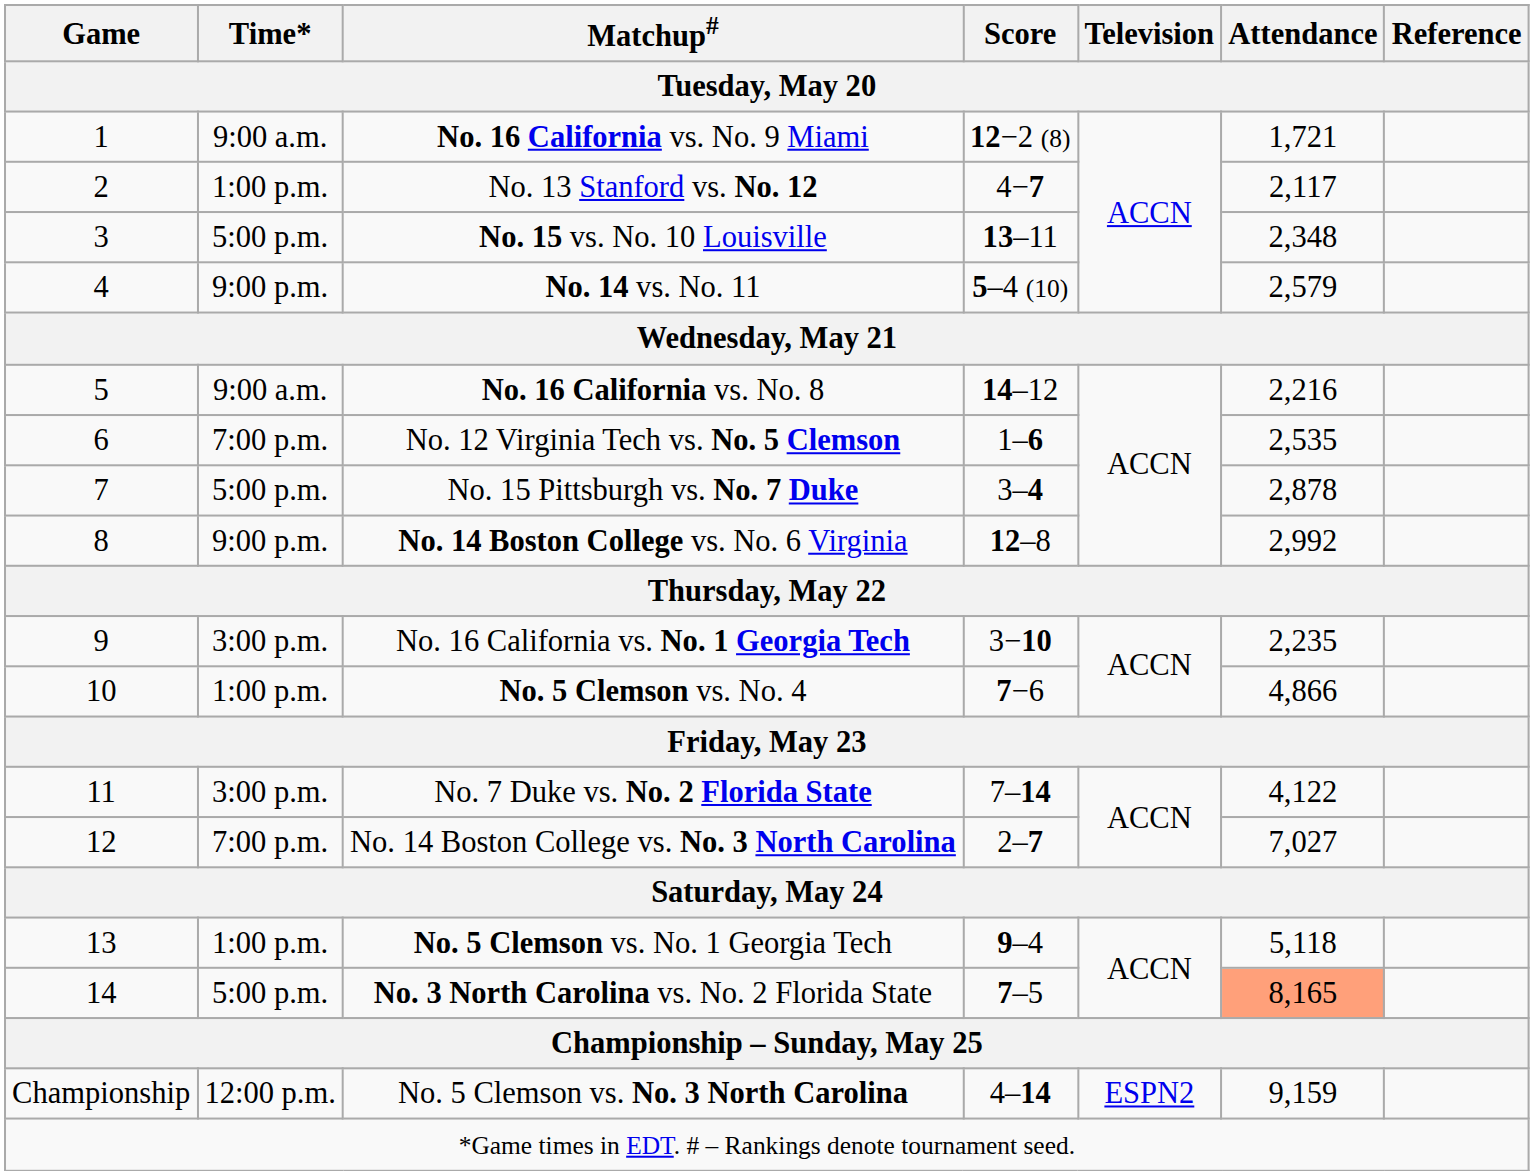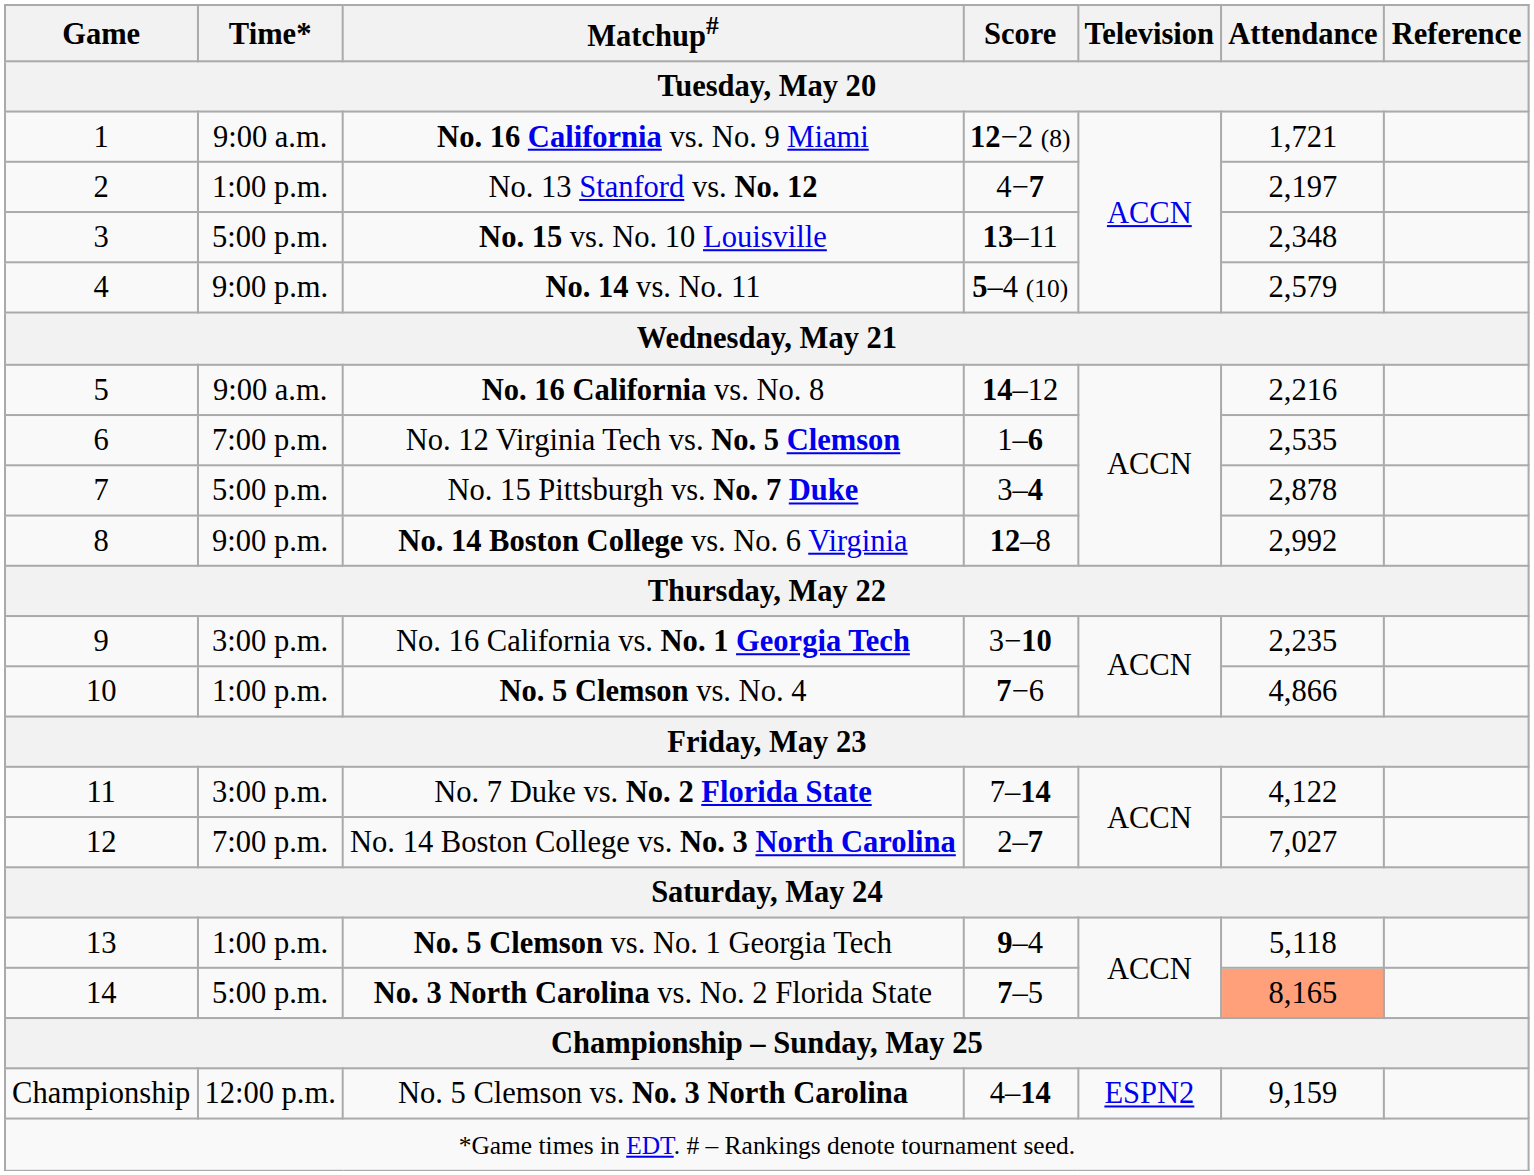(1303, 187) 2,117 -> (1303, 187) 2,197
